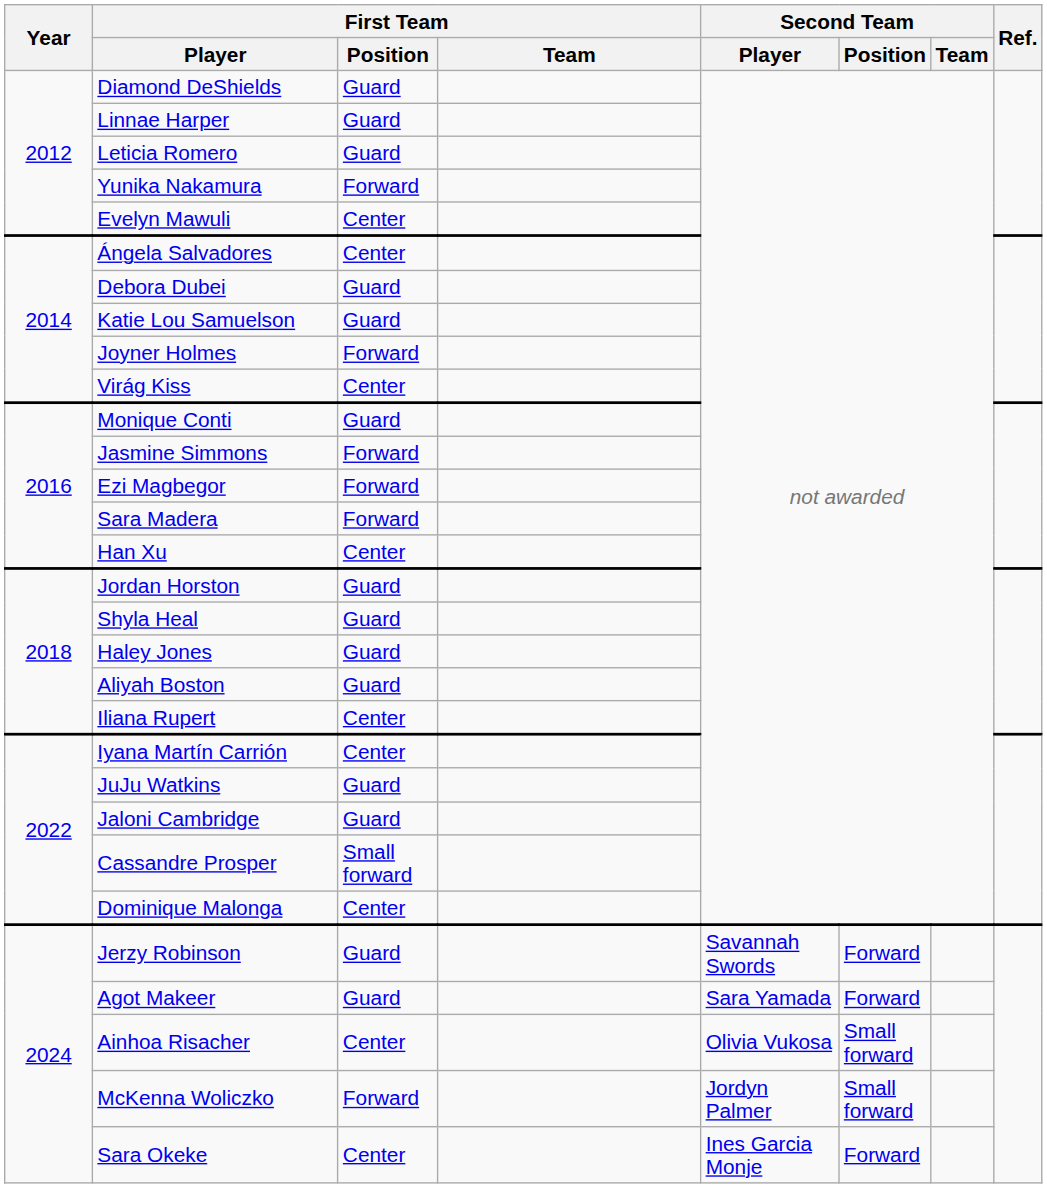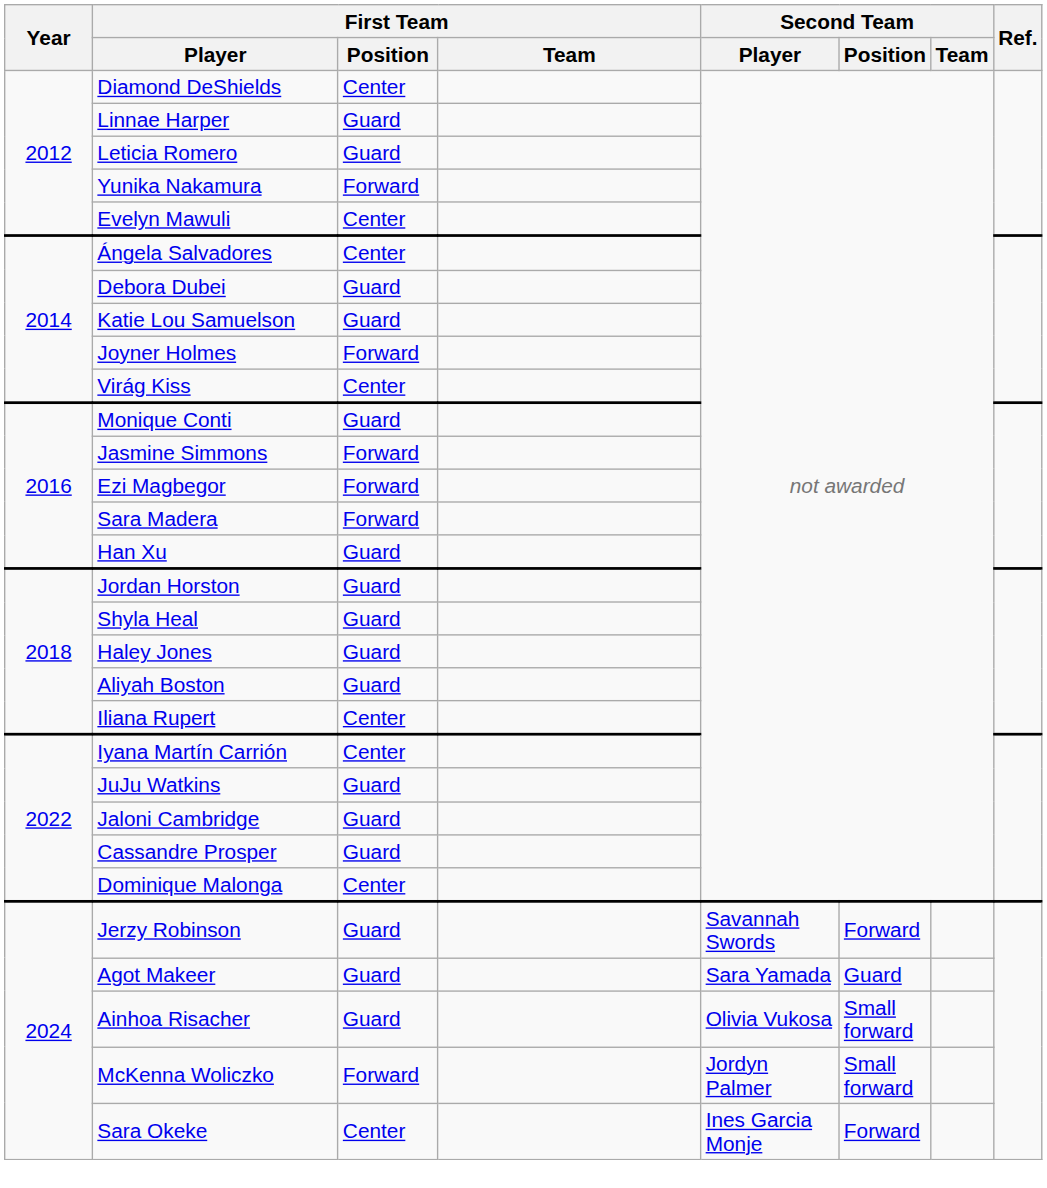(372, 87) Guard -> (374, 87) Center
(374, 552) Center -> (372, 552) Guard
(378, 863) Small forward -> (372, 851) Guard
(882, 998) Forward -> (873, 975) Guard
(374, 1042) Center -> (372, 1019) Guard
